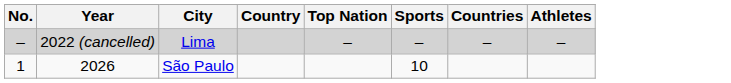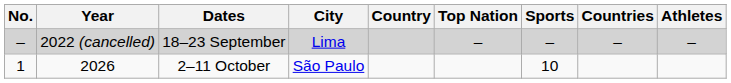+ column: (224, 16)
